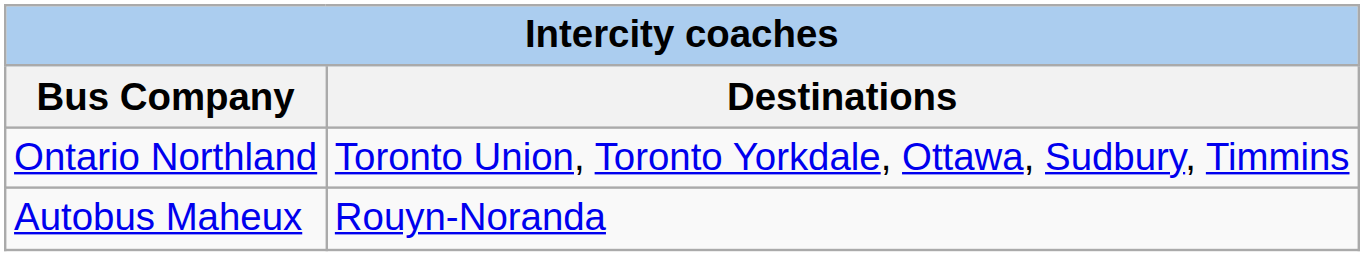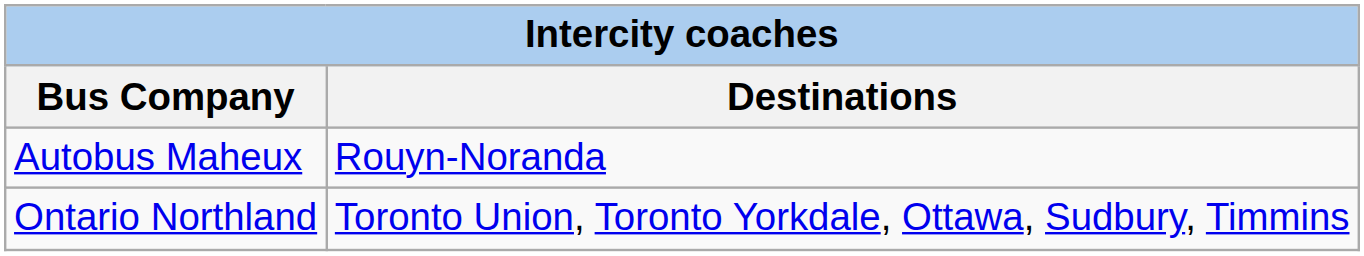rows swapped: (158, 217) <-> (166, 156)
